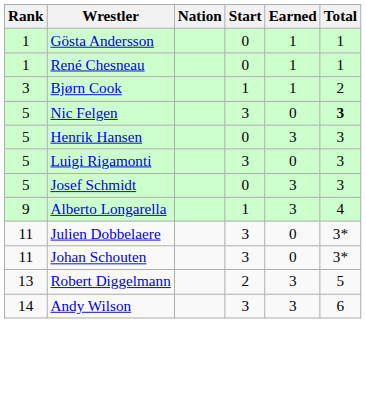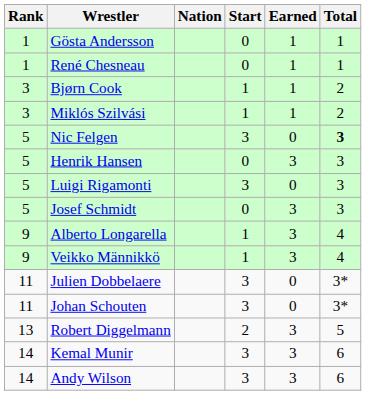+ row: (98, 112)
+ row: (105, 257)
+ row: (92, 354)
